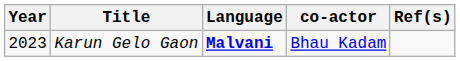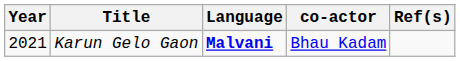(28, 44) 2023 -> (28, 44) 2021
